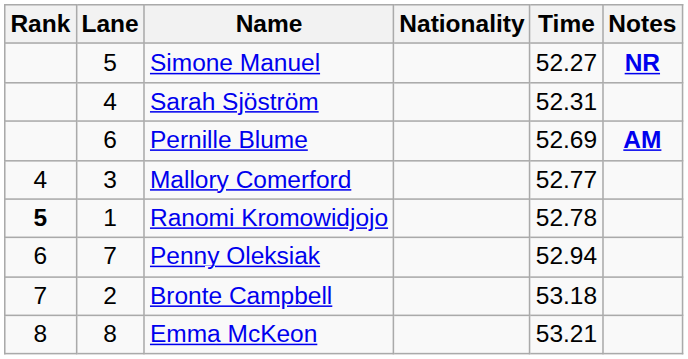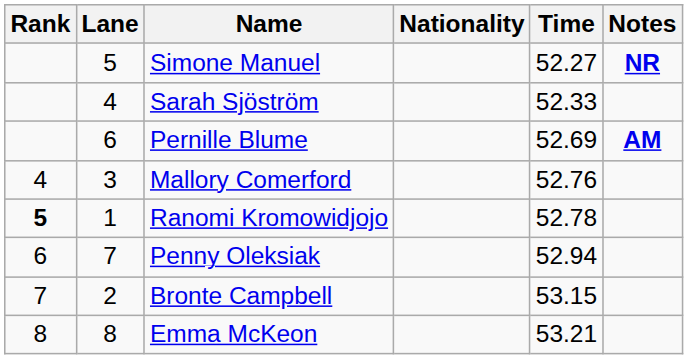(566, 101) 52.31 -> (566, 101) 52.33
(566, 179) 52.77 -> (566, 179) 52.76
(566, 295) 53.18 -> (566, 295) 53.15
